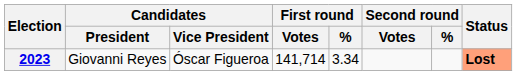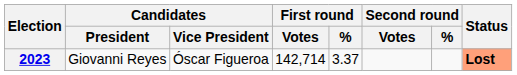(300, 59) 141,714 -> (300, 59) 142,714
(346, 59) 3.34 -> (346, 59) 3.37
